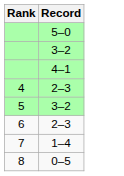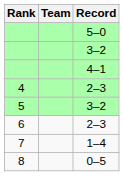+ column: (56, 13)
